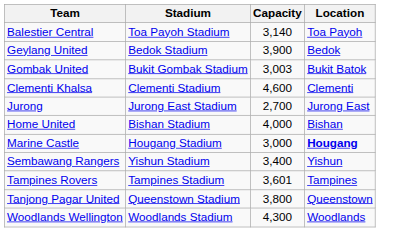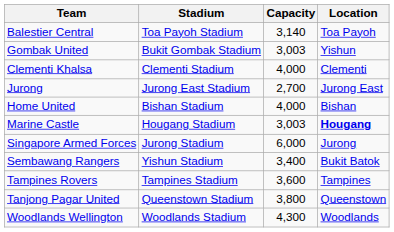- row: (47, 50)
(337, 69) Bukit Batok -> (338, 50) Yishun
(277, 87) 4,600 -> (291, 69) 4,000
(277, 143) 3,000 -> (291, 124) 3,003
+ row: (72, 143)
(325, 161) Yishun -> (350, 161) Bukit Batok
(277, 180) 3,601 -> (291, 180) 3,600
